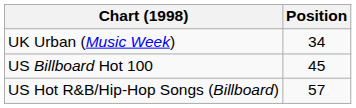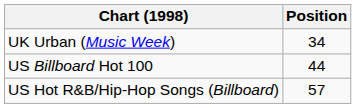(317, 66) 45 -> (317, 66) 44
